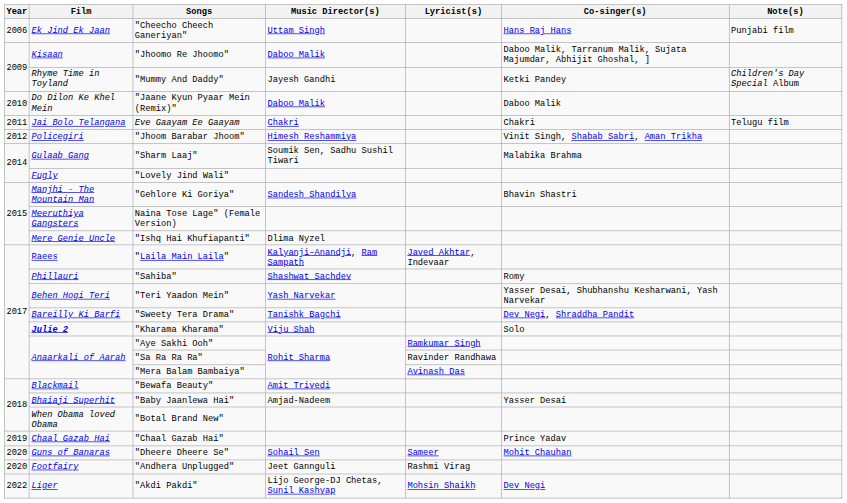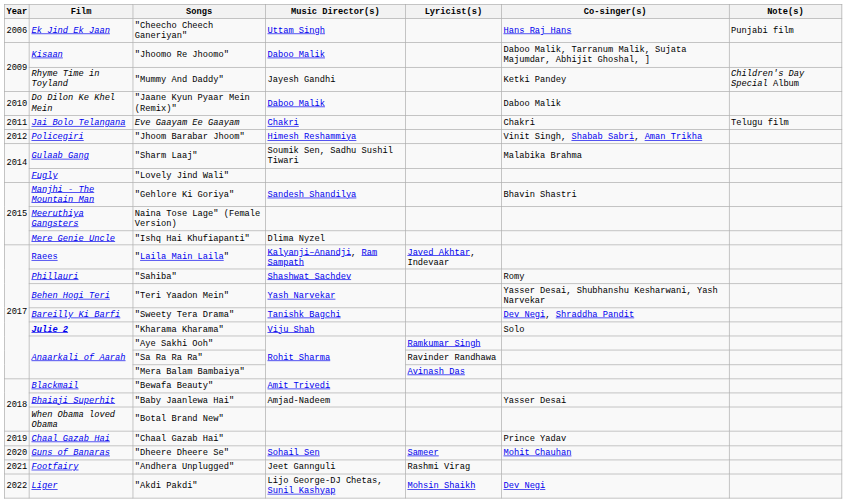(17, 467) 2020 -> (17, 467) 2021
